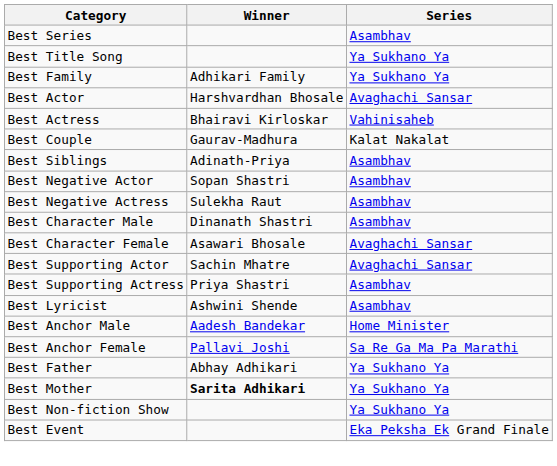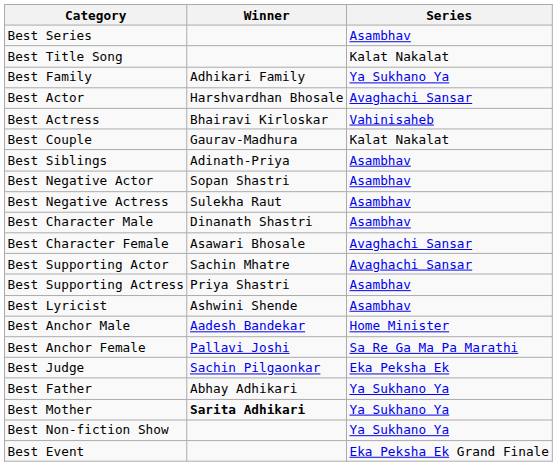(399, 56) Ya Sukhano Ya -> (399, 56) Kalat Nakalat
+ row: (46, 368)
